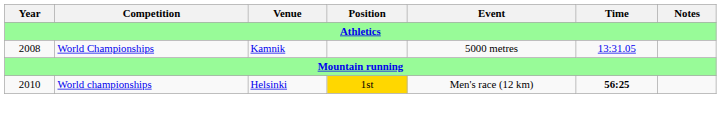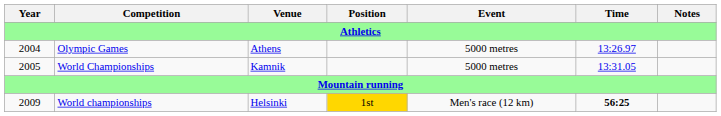+ row: (93, 49)
(30, 49) 2008 -> (30, 67) 2005
(30, 85) 2010 -> (30, 102) 2009
